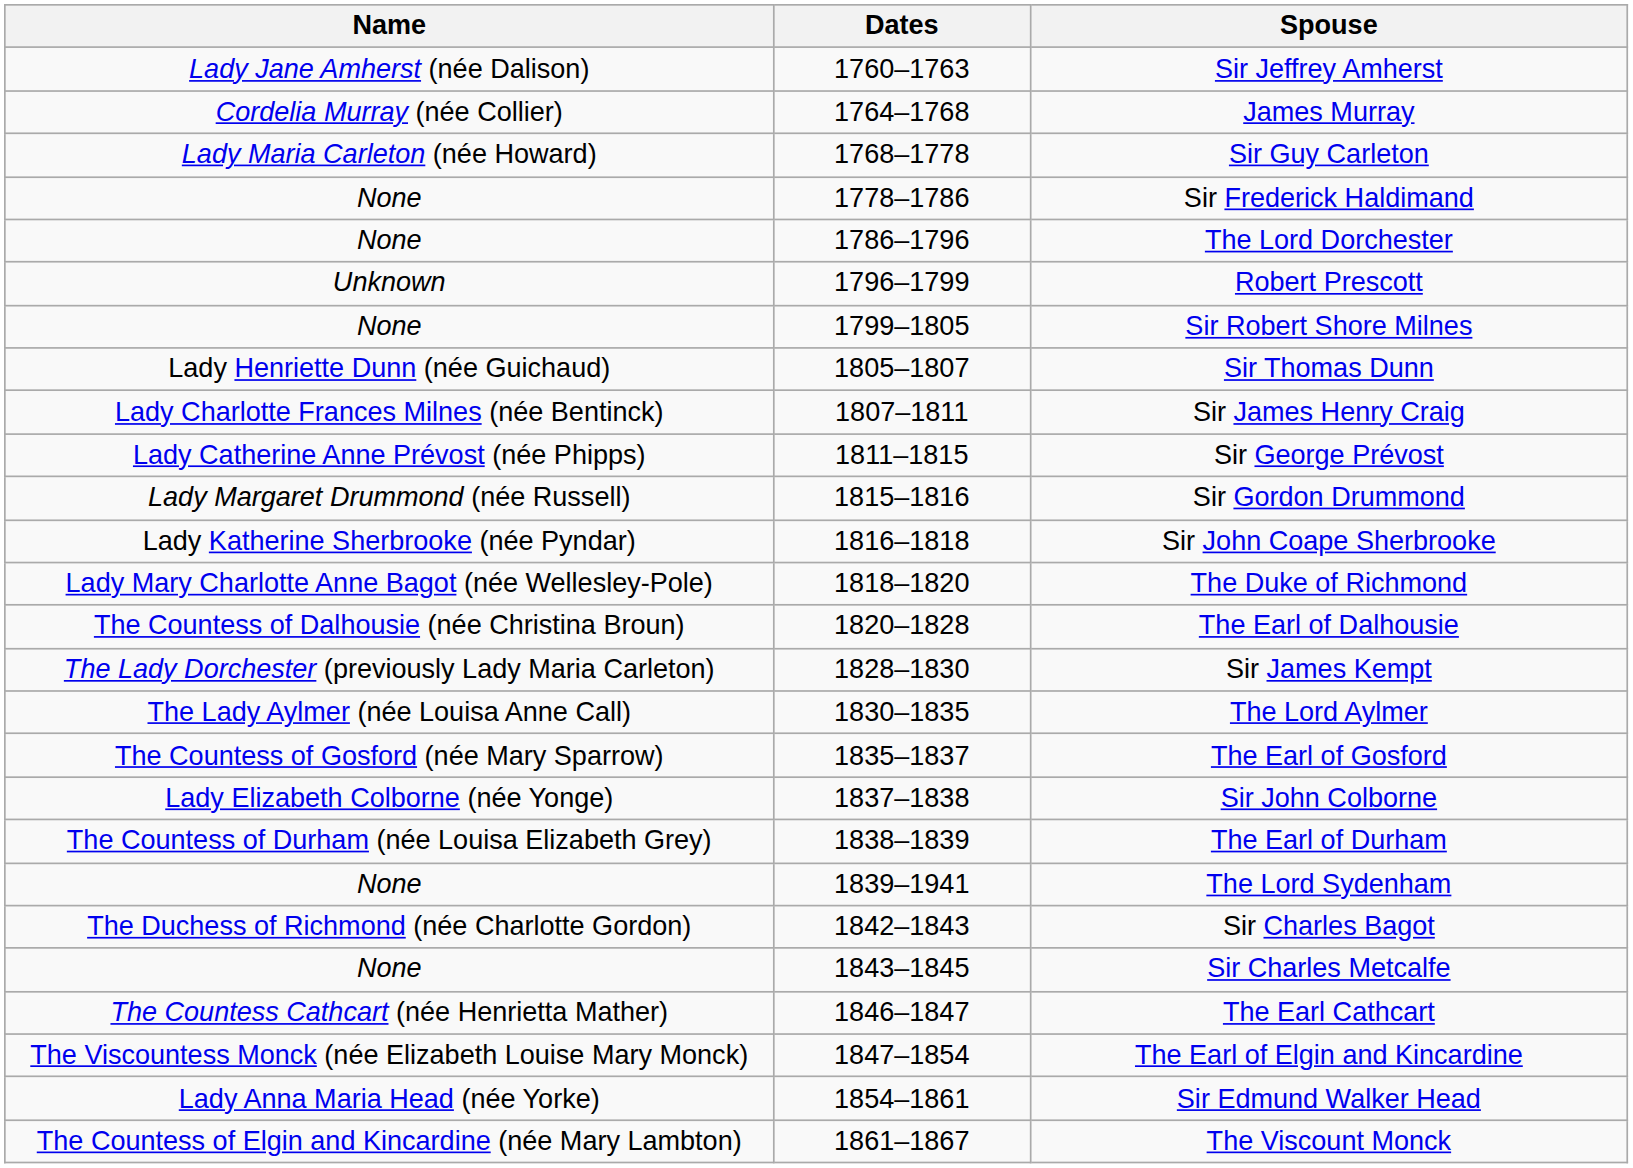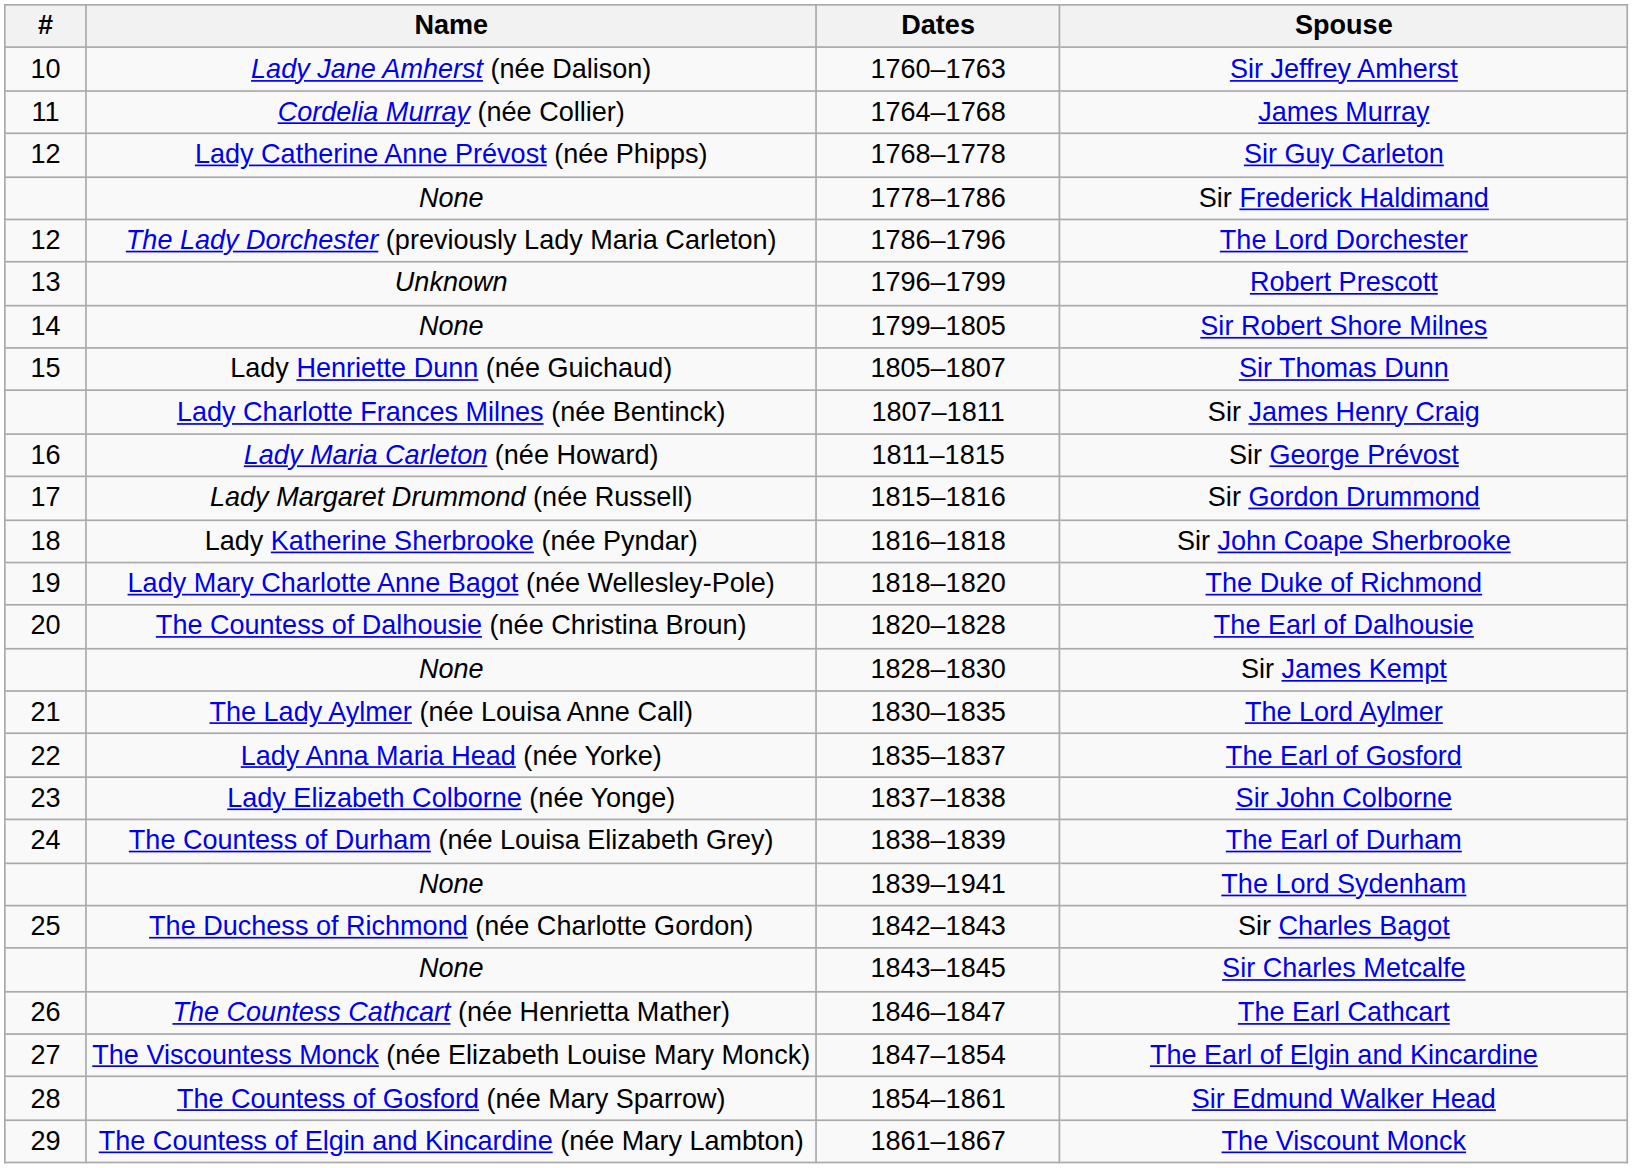+ column: (45, 25)
(389, 154) Lady Maria Carleton (née Howard) -> (451, 154) Lady Catherine Anne Prévost (née Phipps)
(389, 240) None -> (451, 240) The Lady Dorchester (previously Lady Maria Carleton)
(389, 454) Lady Catherine Anne Prévost (née Phipps) -> (451, 454) Lady Maria Carleton (née Howard)
(389, 669) The Lady Dorchester (previously Lady Maria Carleton) -> (451, 669) None
(389, 754) The Countess of Gosford (née Mary Sparrow) -> (451, 754) Lady Anna Maria Head (née Yorke)
(389, 1098) Lady Anna Maria Head (née Yorke) -> (451, 1098) The Countess of Gosford (née Mary Sparrow)
